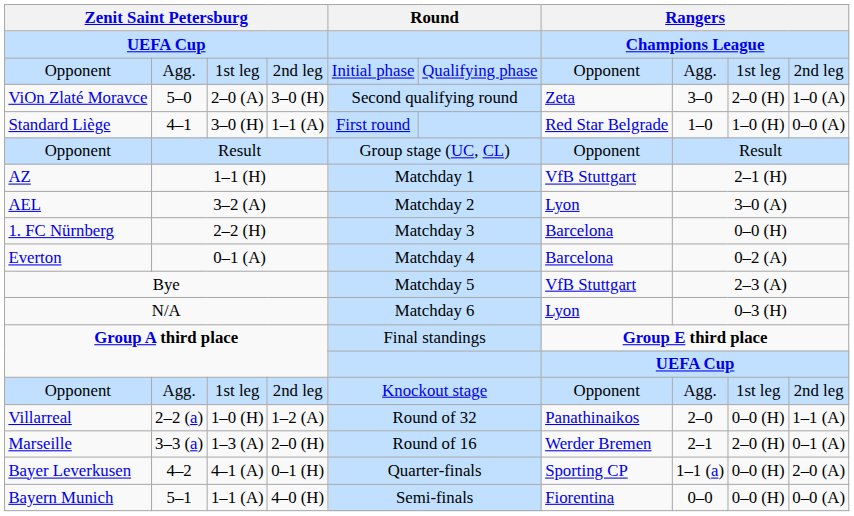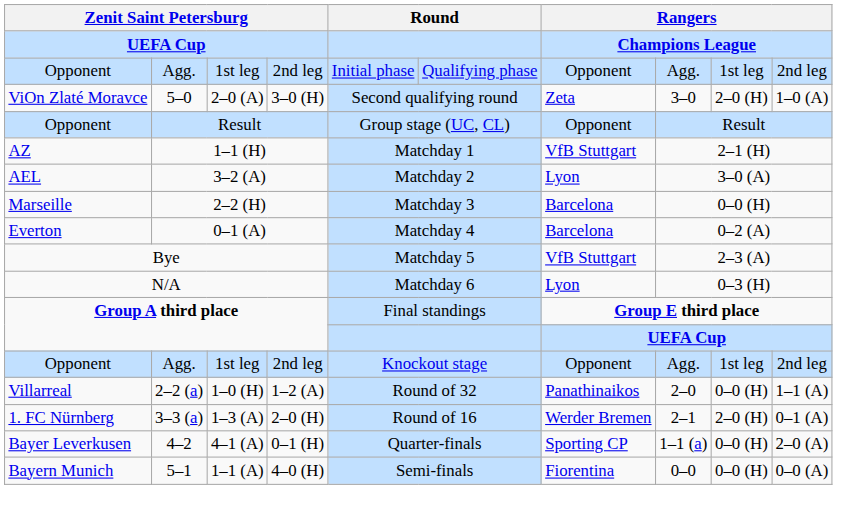- row: (179, 124)
(61, 230) 1. FC Nürnberg -> (40, 204) Marseille
(40, 444) Marseille -> (61, 417) 1. FC Nürnberg
